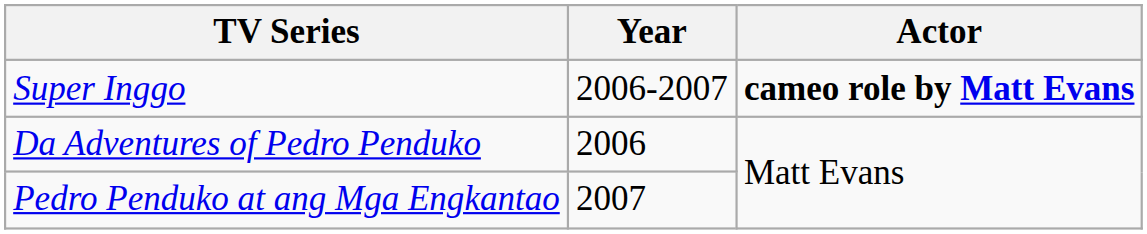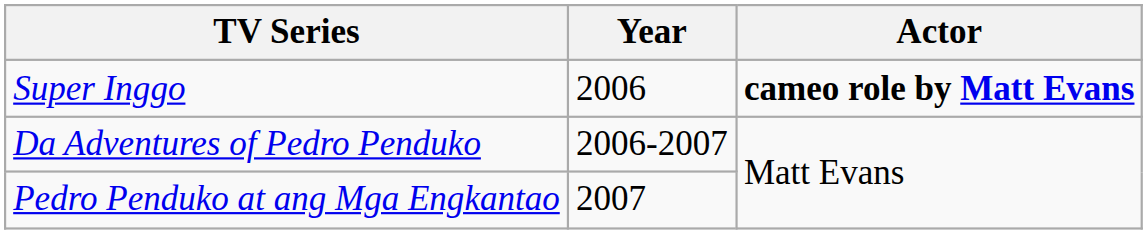(652, 87) 2006-2007 -> (611, 87) 2006
(611, 143) 2006 -> (652, 143) 2006-2007
